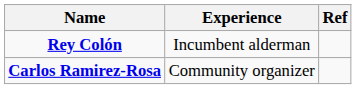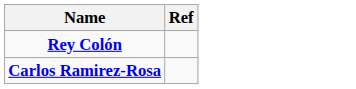- column: (242, 17)
